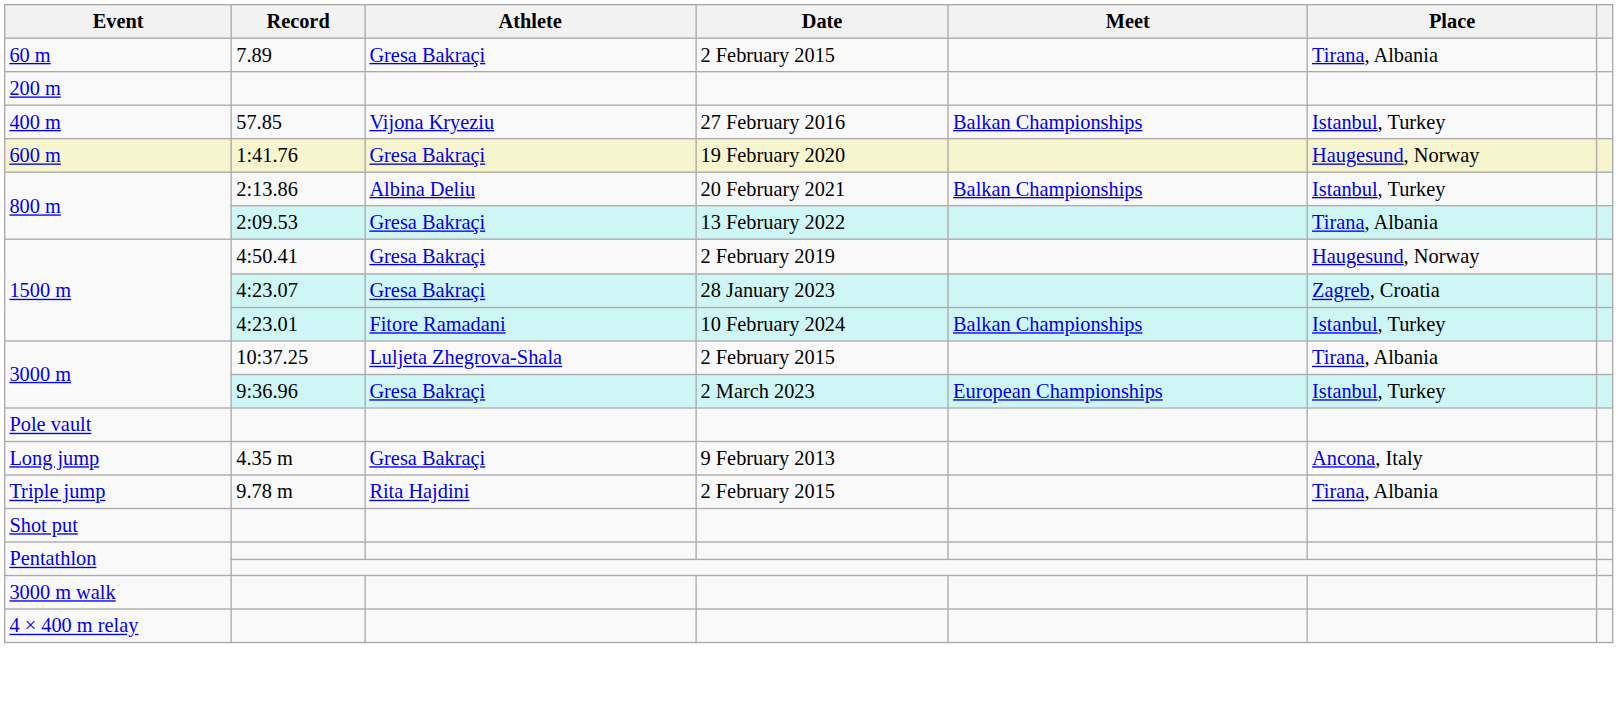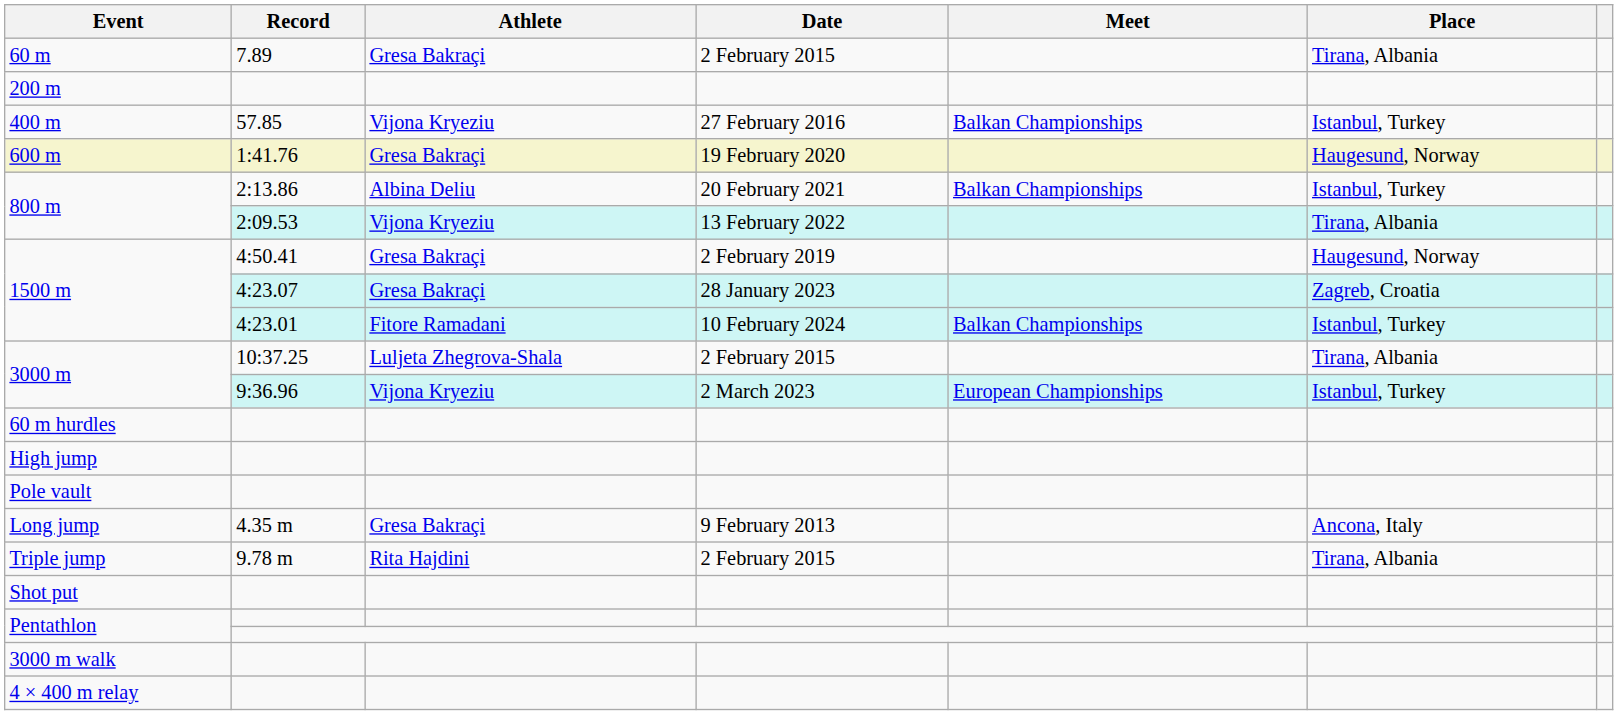(427, 222) Gresa Bakraçi -> (432, 222) Vijona Kryeziu
(427, 390) Gresa Bakraçi -> (432, 390) Vijona Kryeziu
+ row: (63, 424)
+ row: (53, 458)
